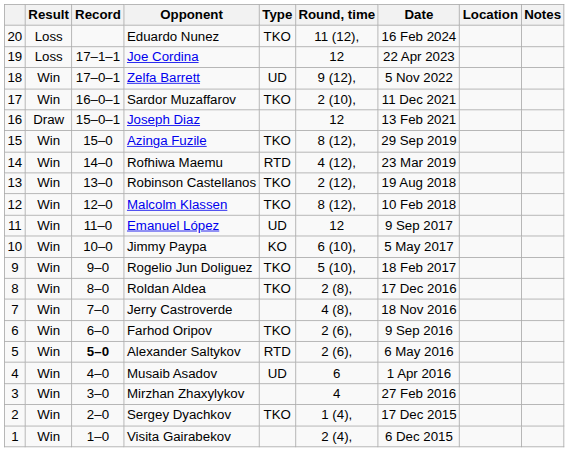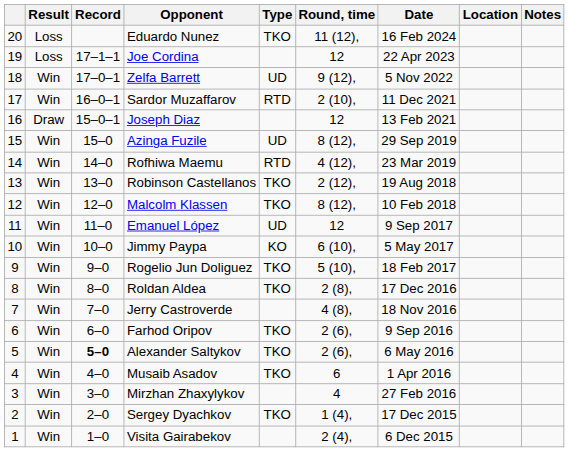(277, 99) TKO -> (277, 99) RTD
(277, 141) TKO -> (277, 141) UD
(277, 352) RTD -> (277, 352) TKO
(277, 373) UD -> (277, 373) TKO
